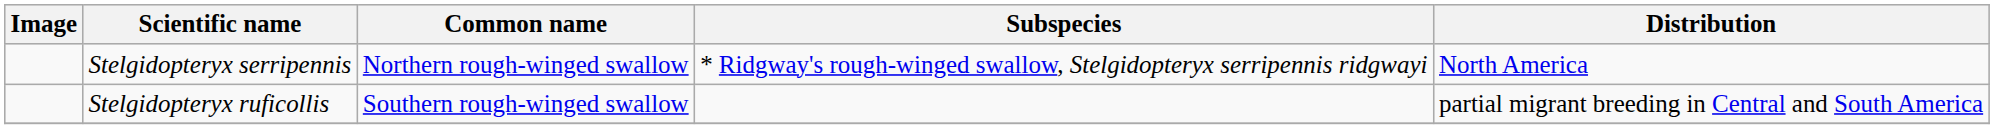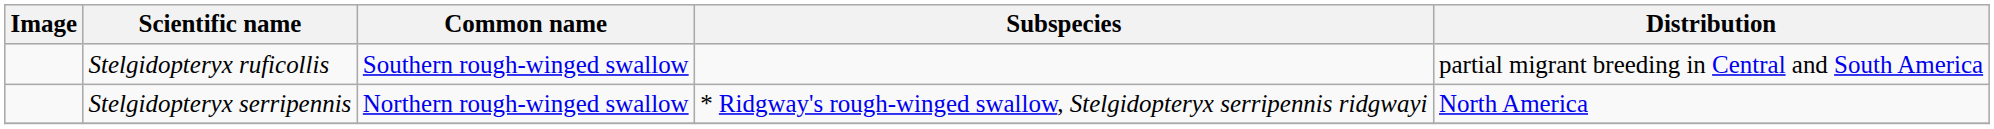rows swapped: (220, 63) <-> (209, 103)
